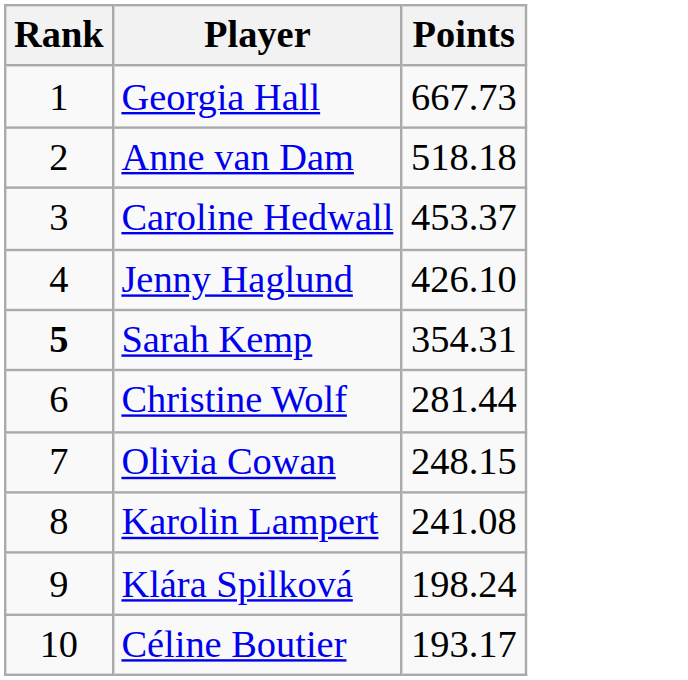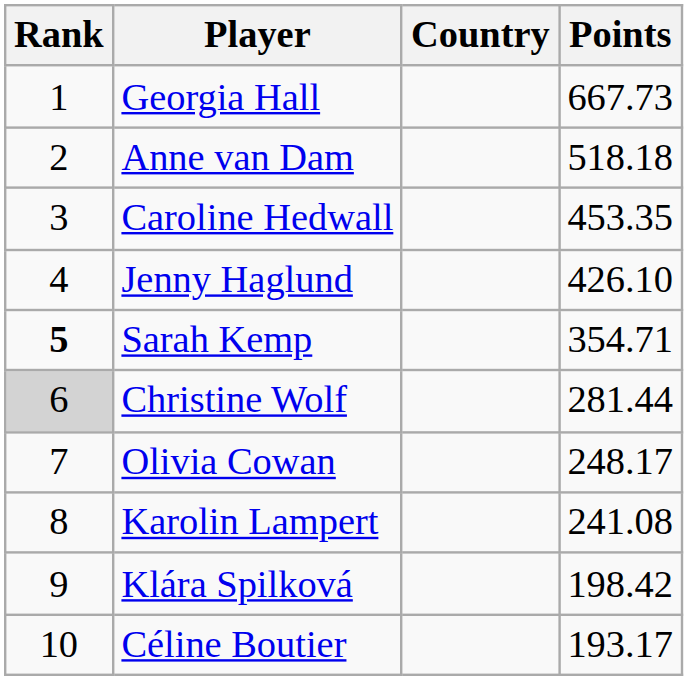+ column: (480, 34)
(464, 217) 453.37 -> (620, 217) 453.35
(464, 339) 354.31 -> (620, 339) 354.71
(59, 400) no background -> (59, 400) lightgrey background
(464, 461) 248.15 -> (620, 461) 248.17
(464, 583) 198.24 -> (620, 583) 198.42
